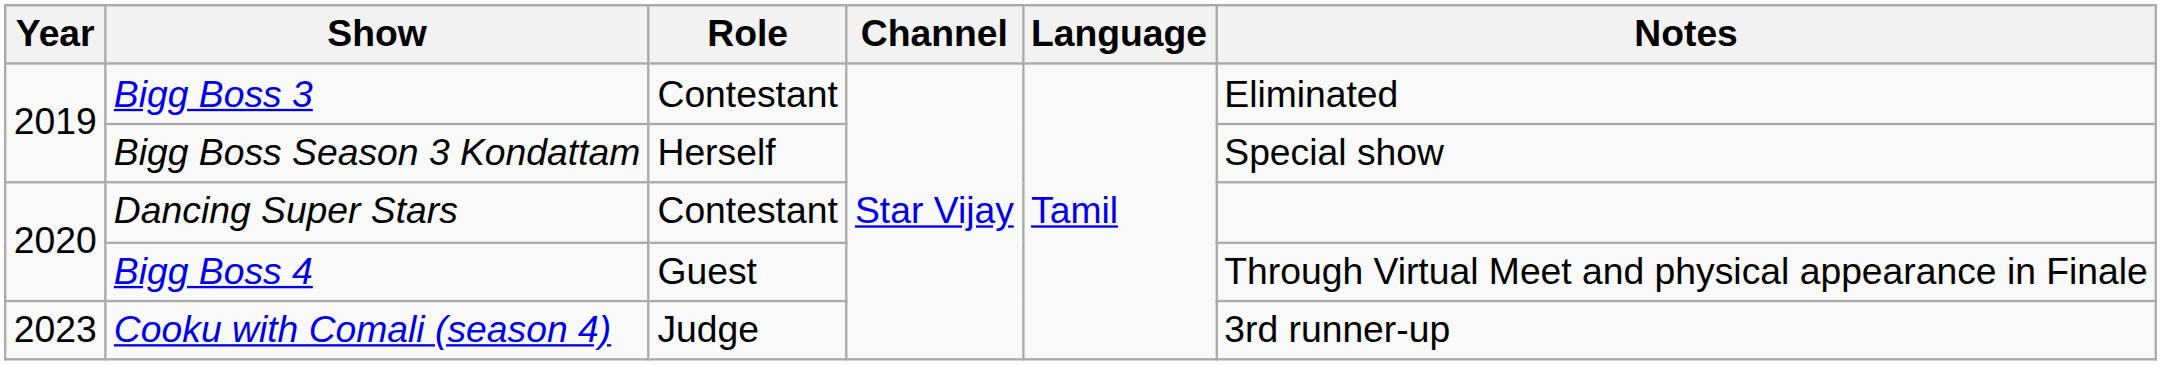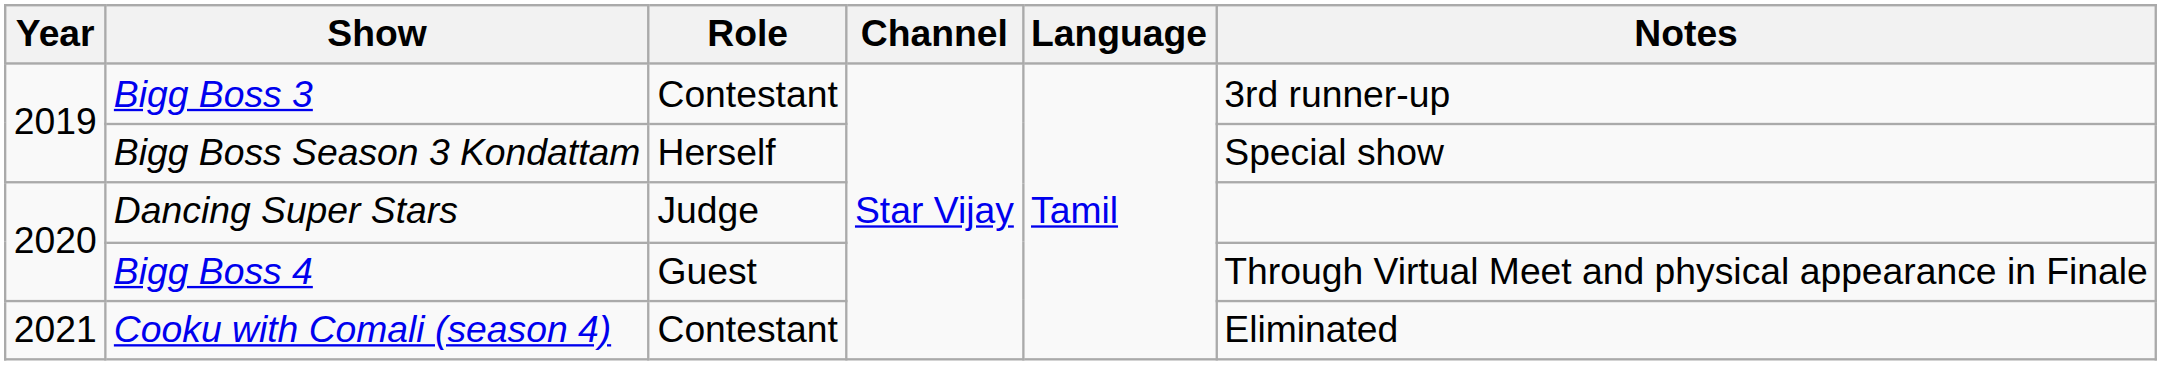(1311, 93) Eliminated -> (1337, 93) 3rd runner-up
(748, 211) Contestant -> (708, 211) Judge
(55, 329) 2023 -> (55, 329) 2021
(708, 329) Judge -> (748, 329) Contestant
(1337, 329) 3rd runner-up -> (1311, 329) Eliminated
